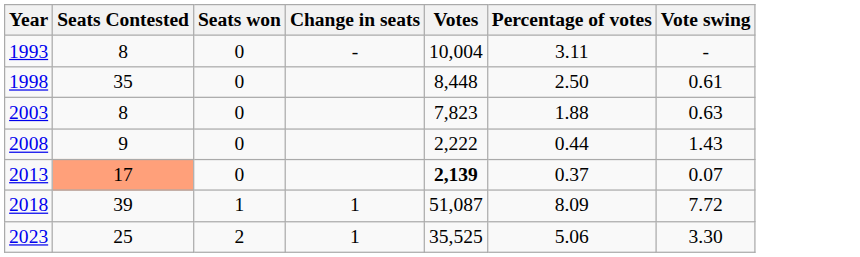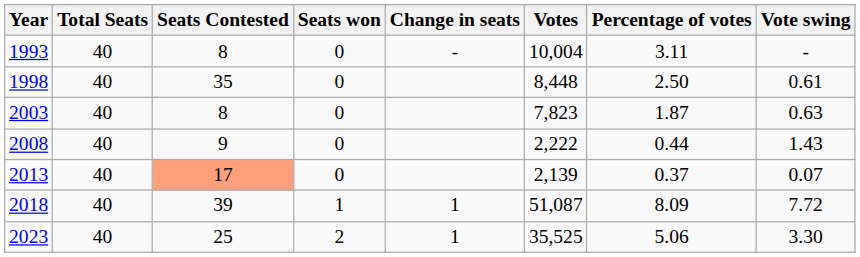+ column: (103, 19)
(572, 112) 1.88 -> (672, 112) 1.87
(456, 174) bold -> (556, 174) normal
